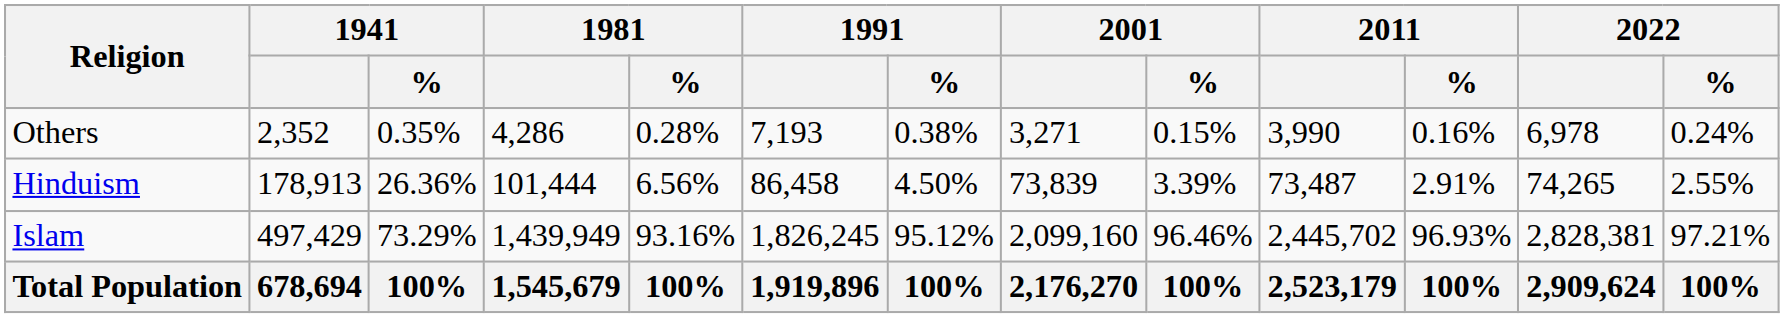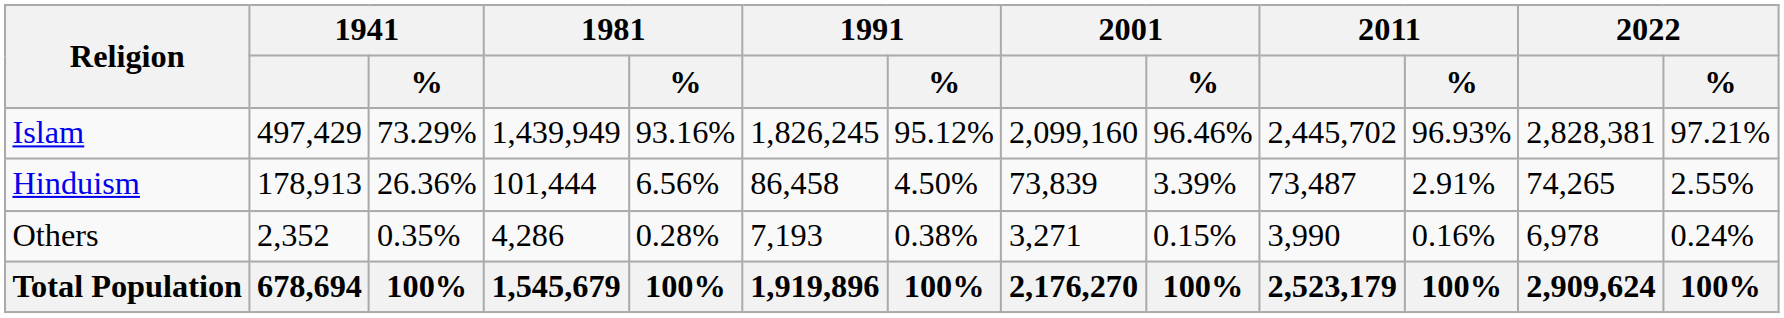rows swapped: (48, 235) <-> (56, 132)
